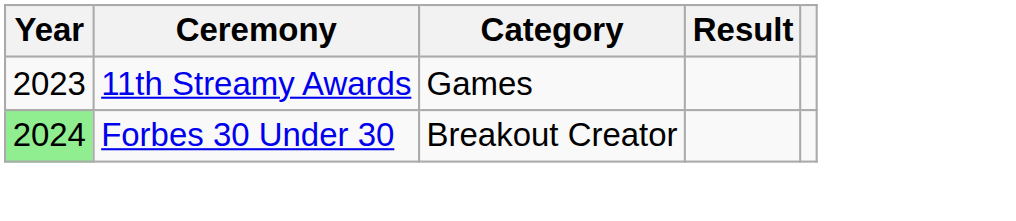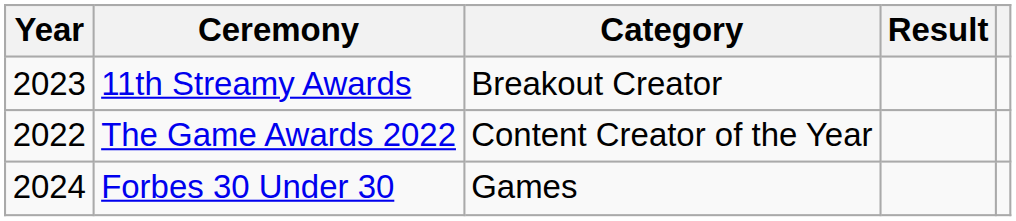(480, 82) Games -> (597, 82) Breakout Creator
+ row: (279, 135)
(49, 135) lightgreen background -> (49, 187) no background
(552, 135) Breakout Creator -> (524, 187) Games
